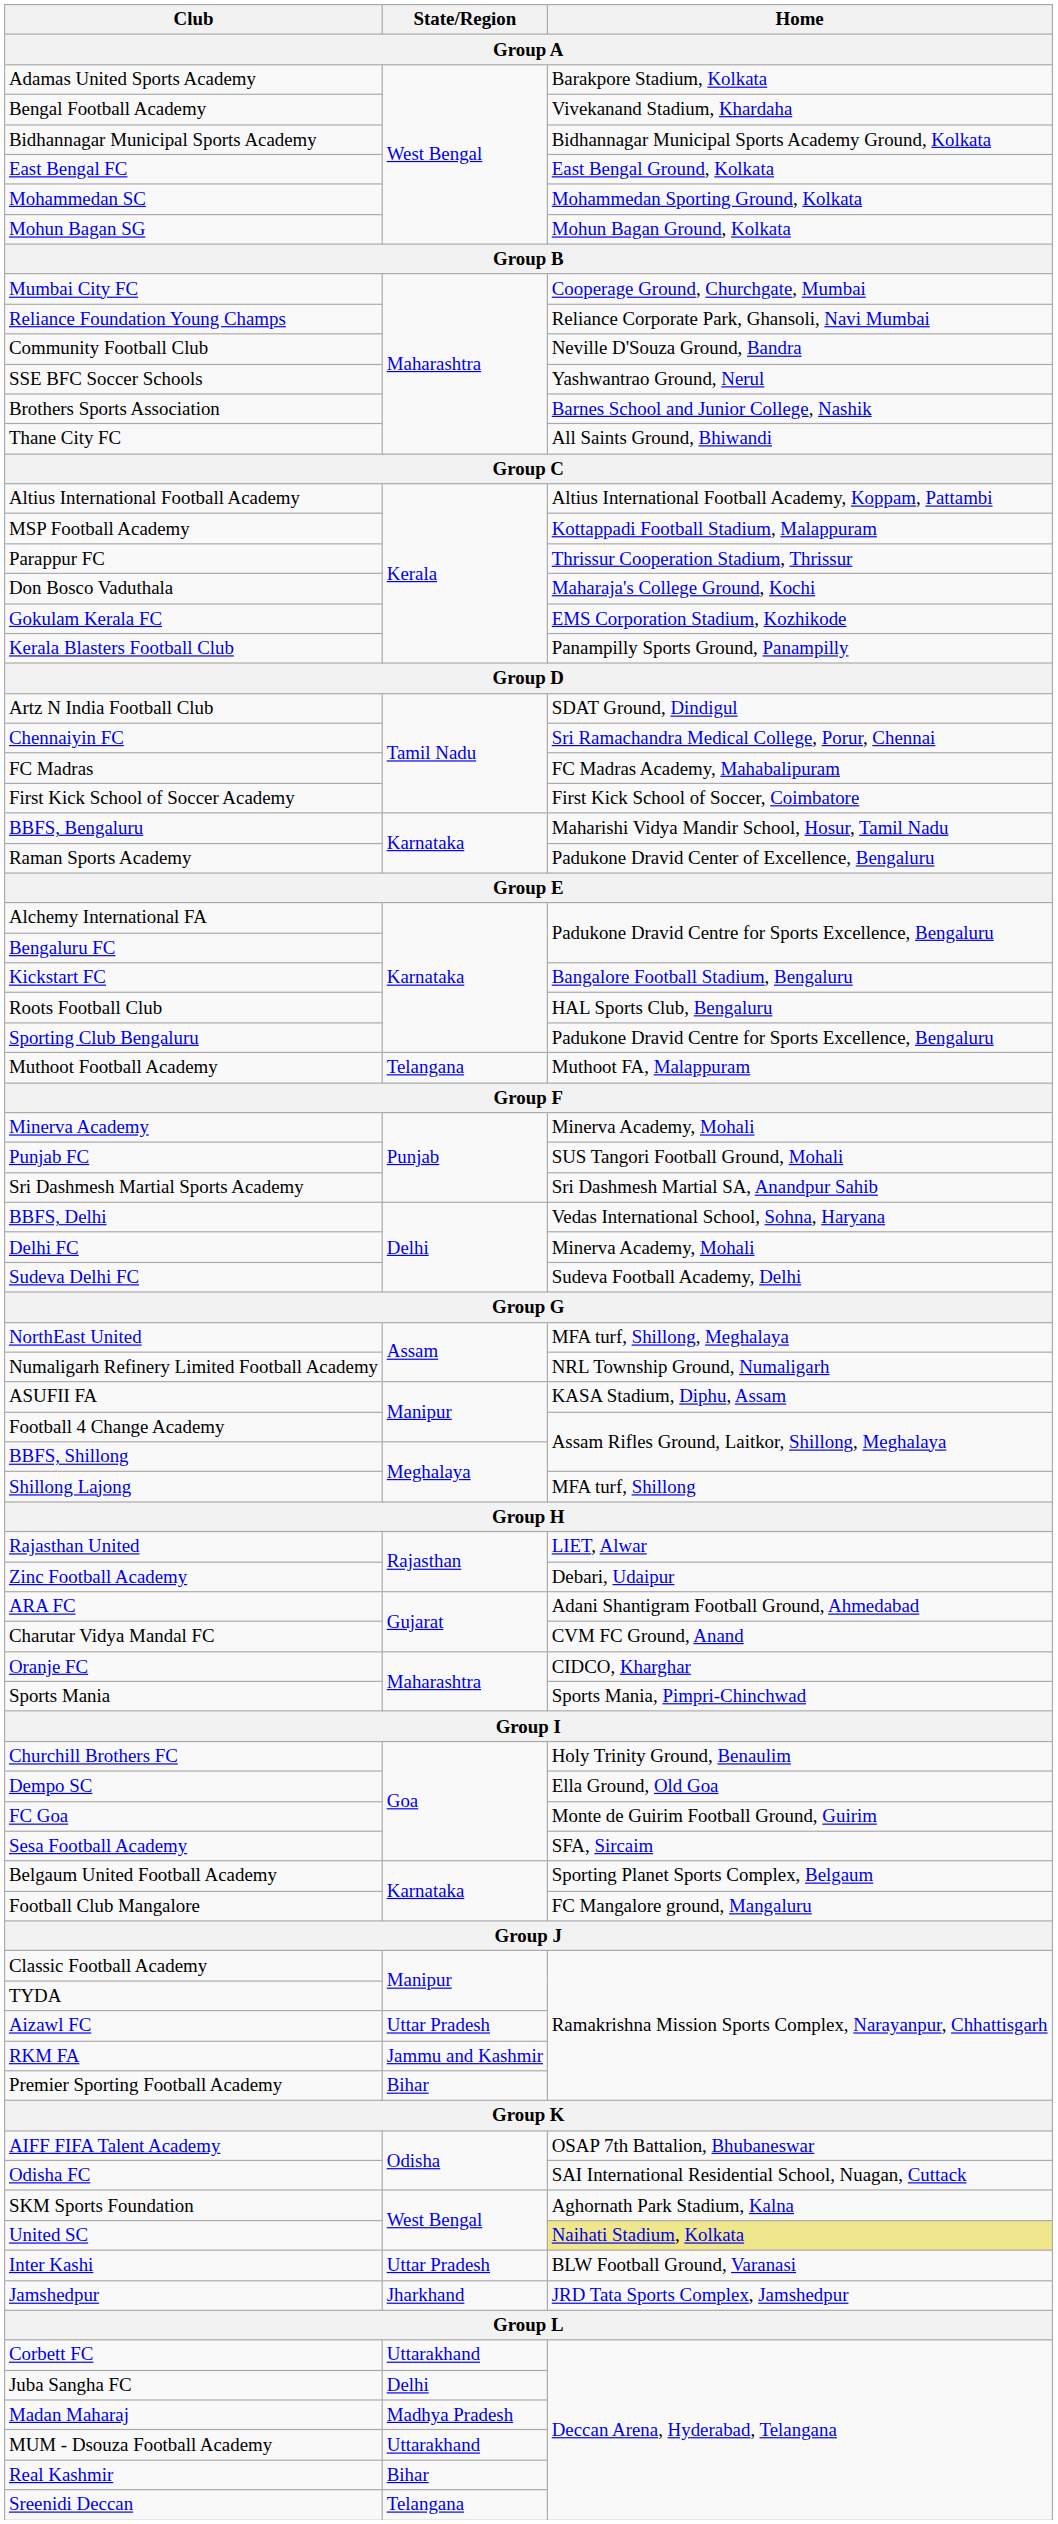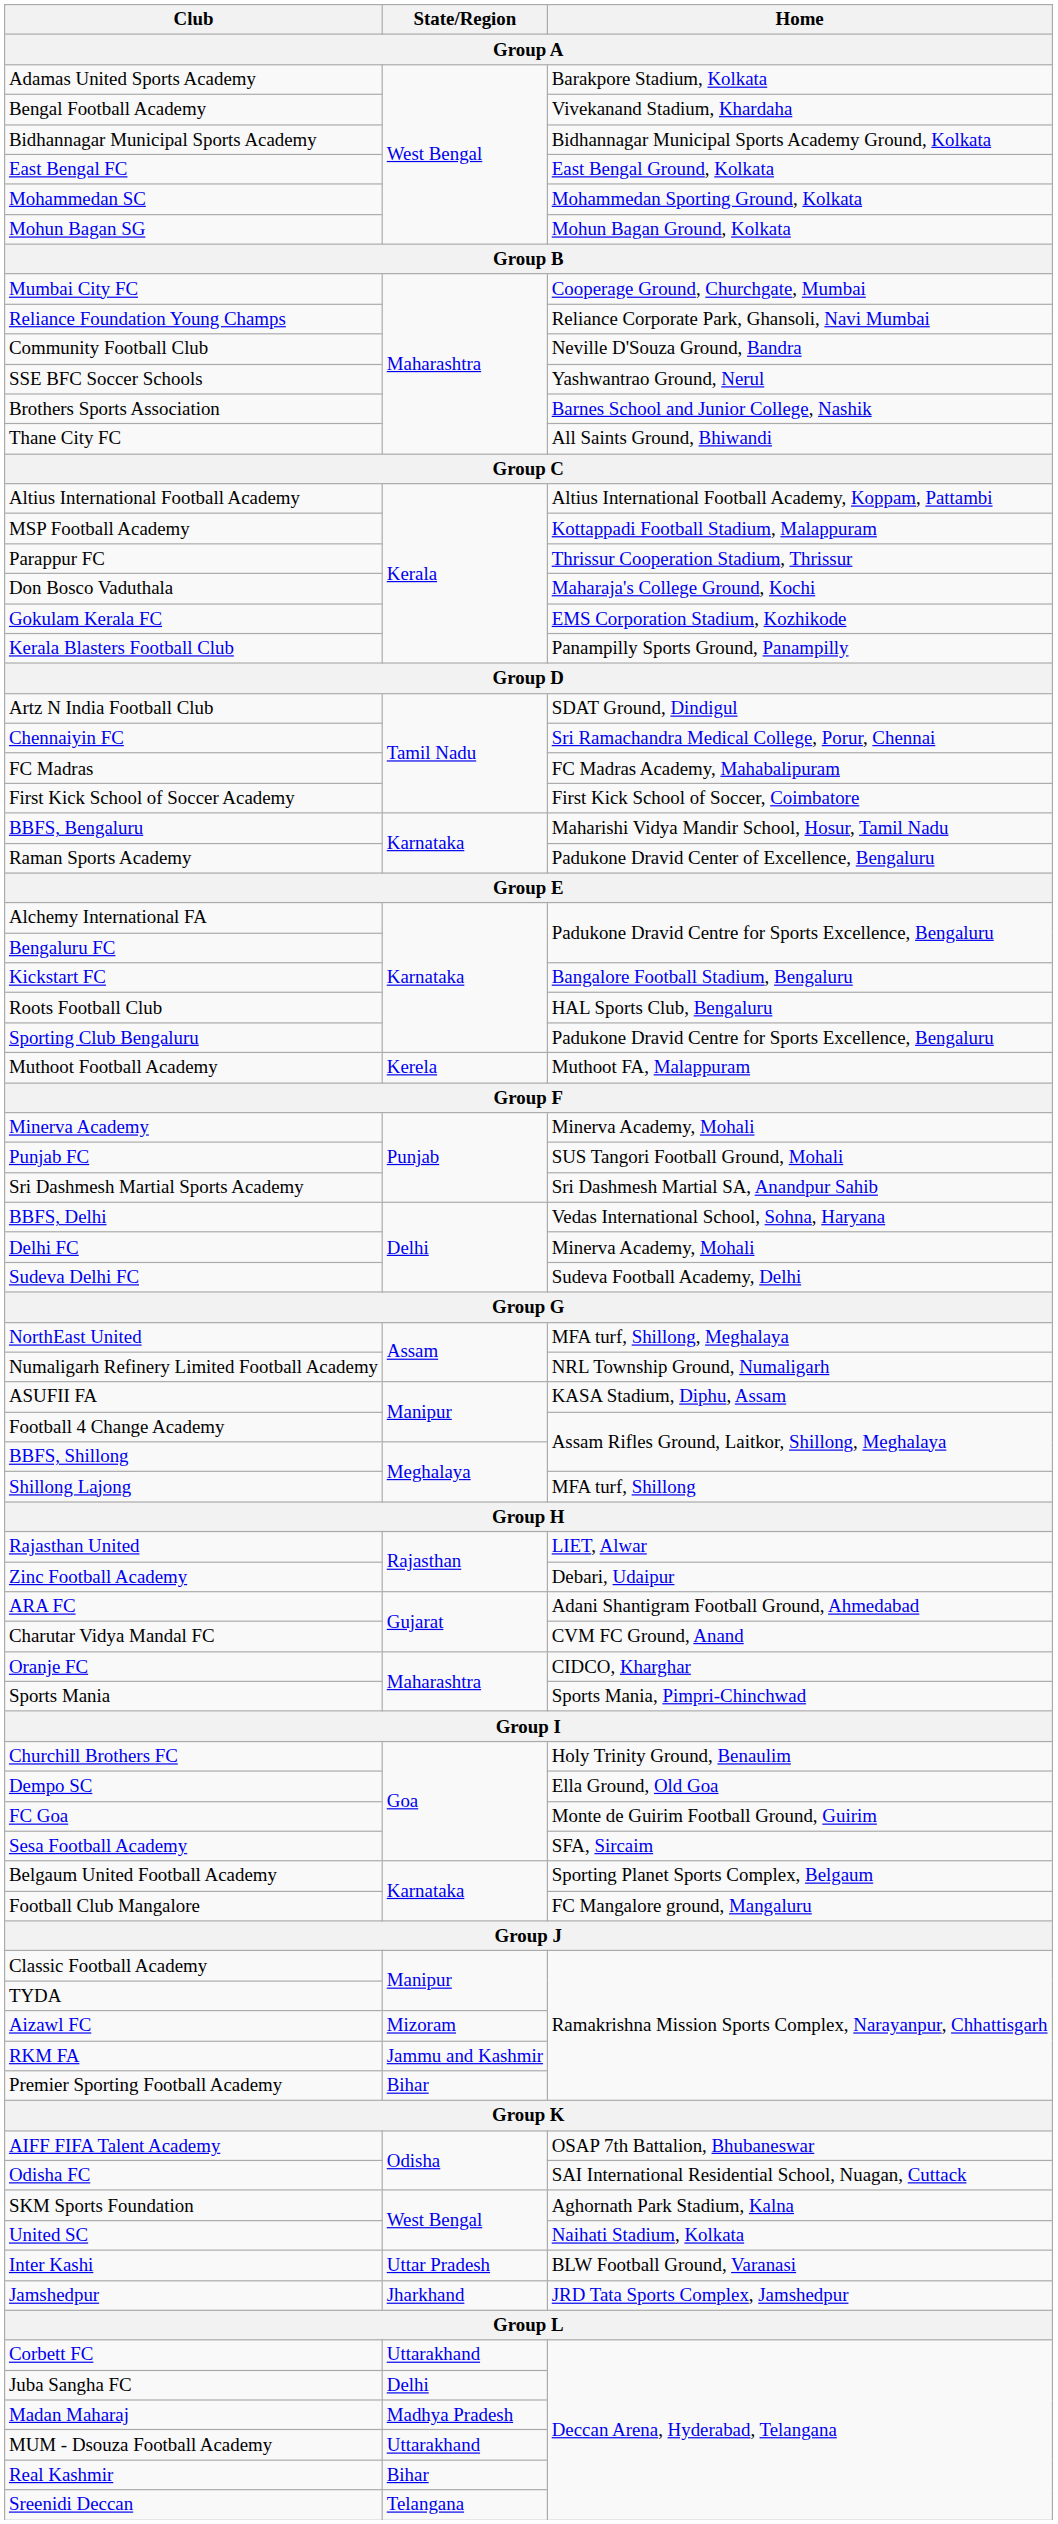(425, 1067) Telangana -> (412, 1067) Kerela
(438, 2025) Uttar Pradesh -> (421, 2025) Mizoram
(648, 2235) khaki background -> (648, 2235) no background
